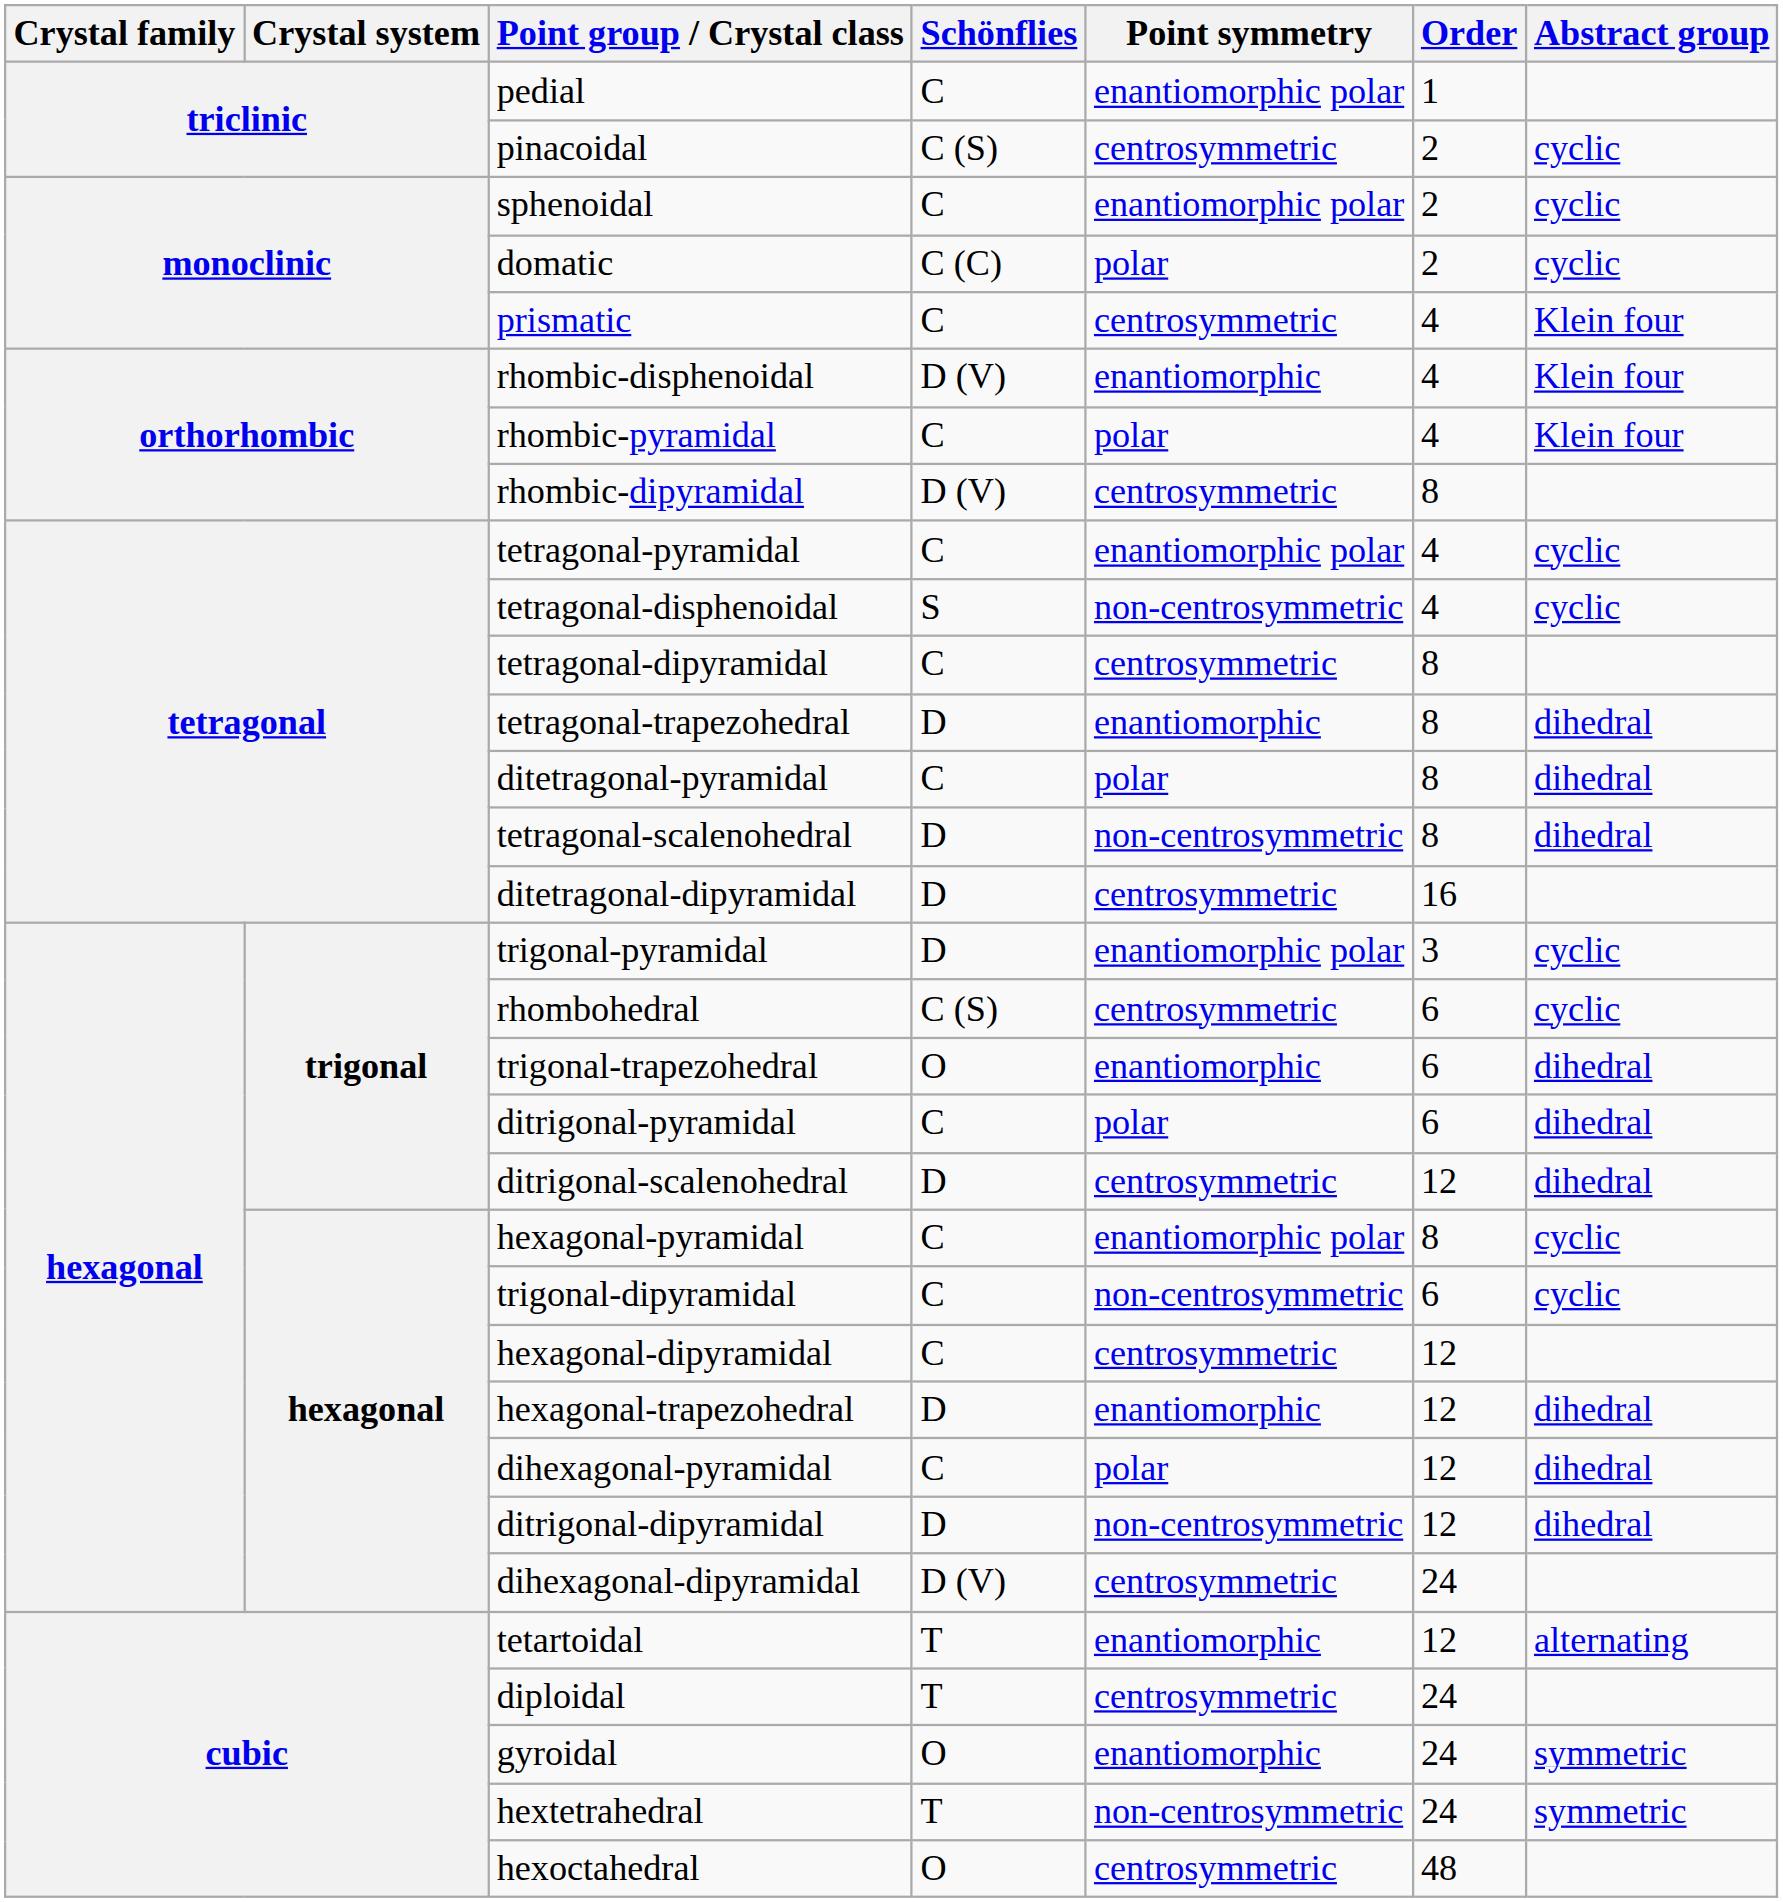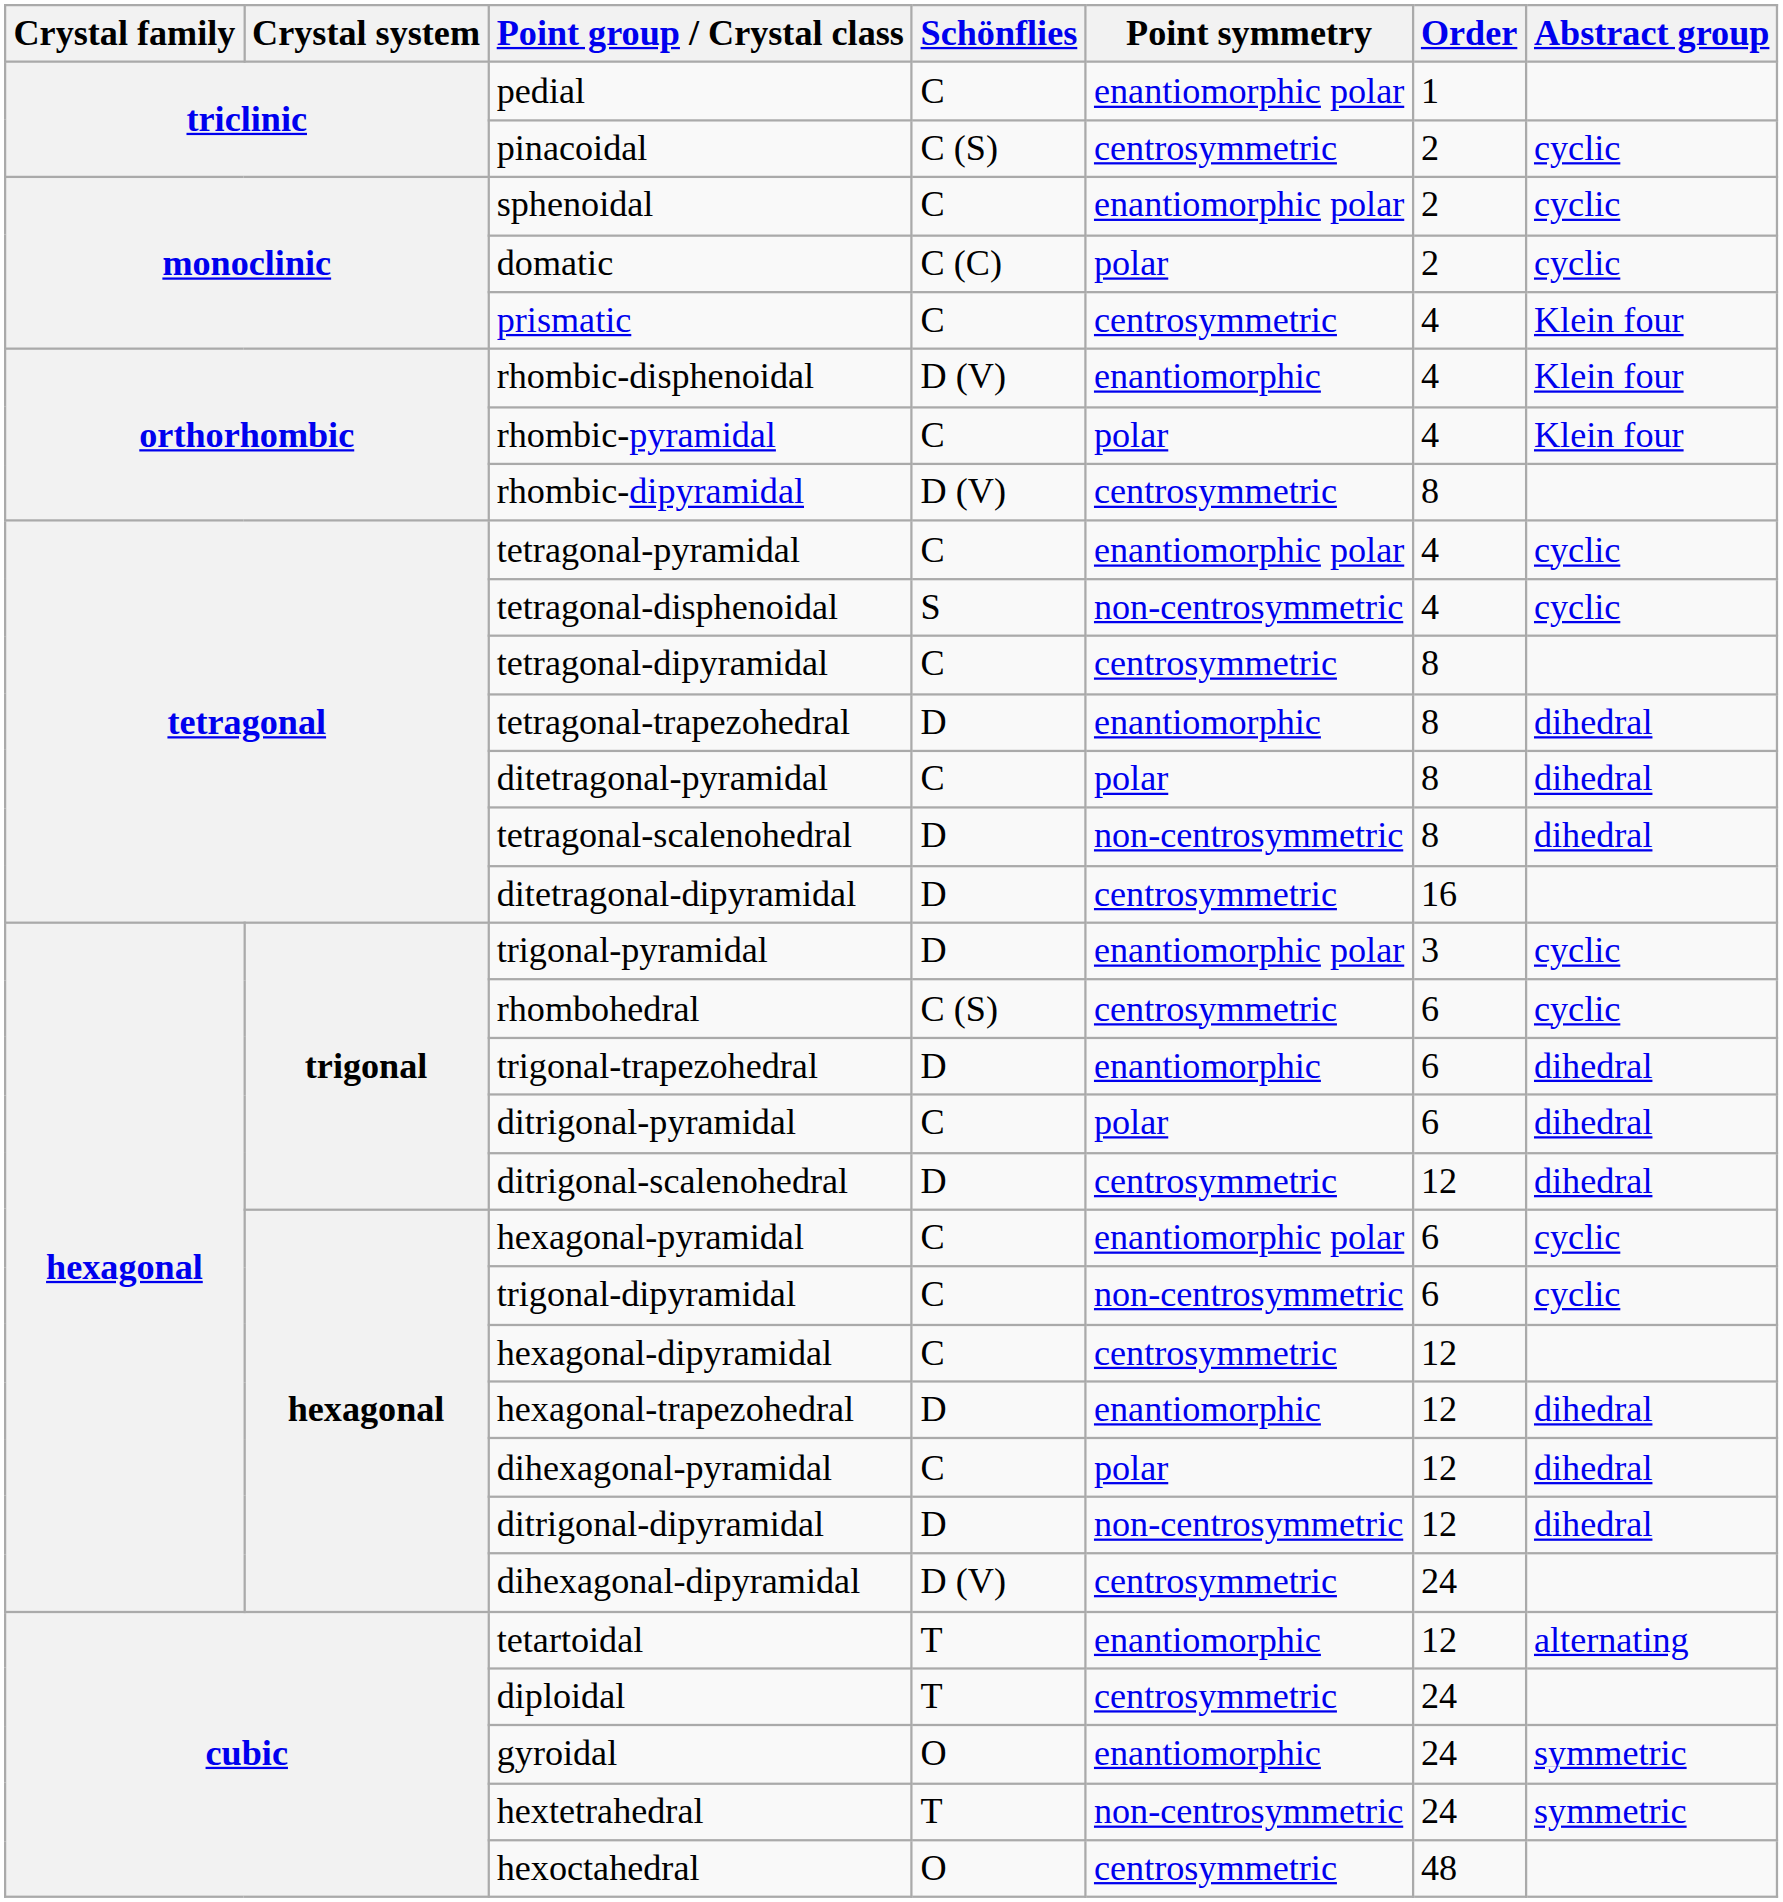(934, 1065) O -> (934, 1065) D
(1430, 1237) 8 -> (1430, 1237) 6
